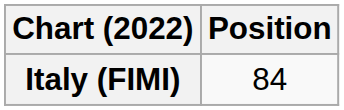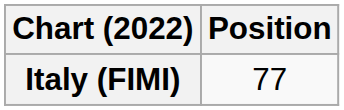(270, 79) 84 -> (270, 79) 77
